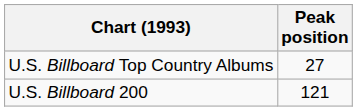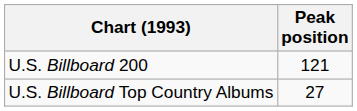rows swapped: (78, 92) <-> (141, 65)
